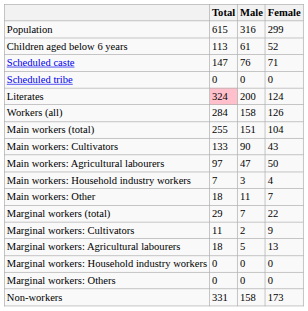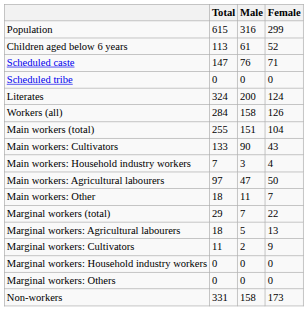(220, 96) pink background -> (220, 96) no background
rows swapped: (86, 163) <-> (99, 180)
rows swapped: (71, 230) <-> (94, 247)
